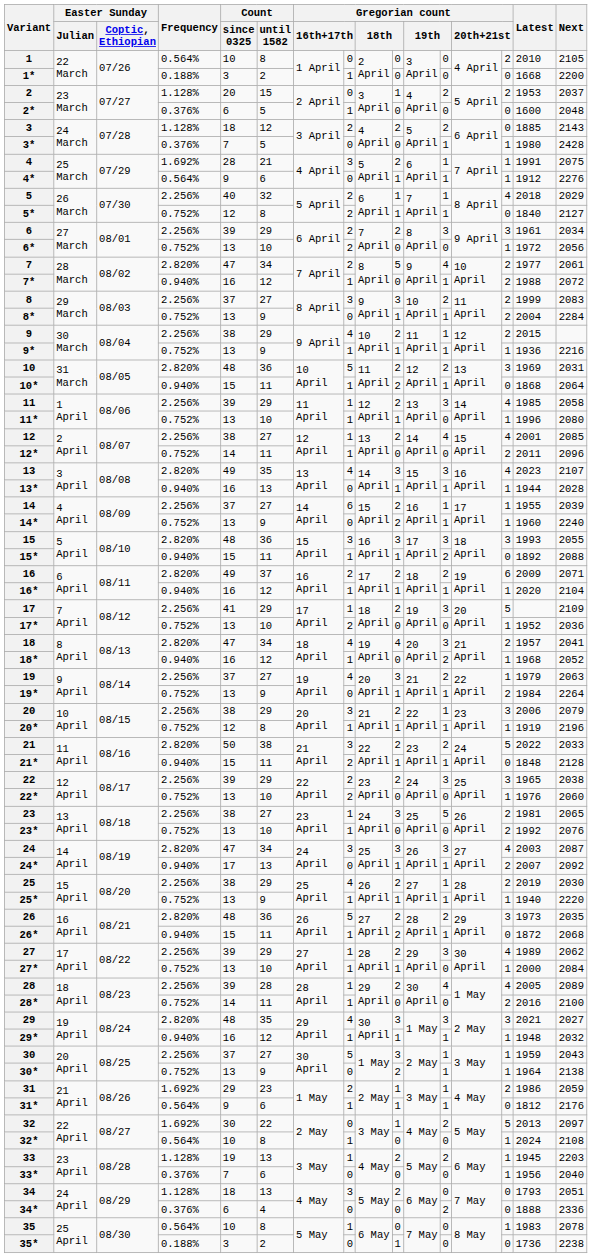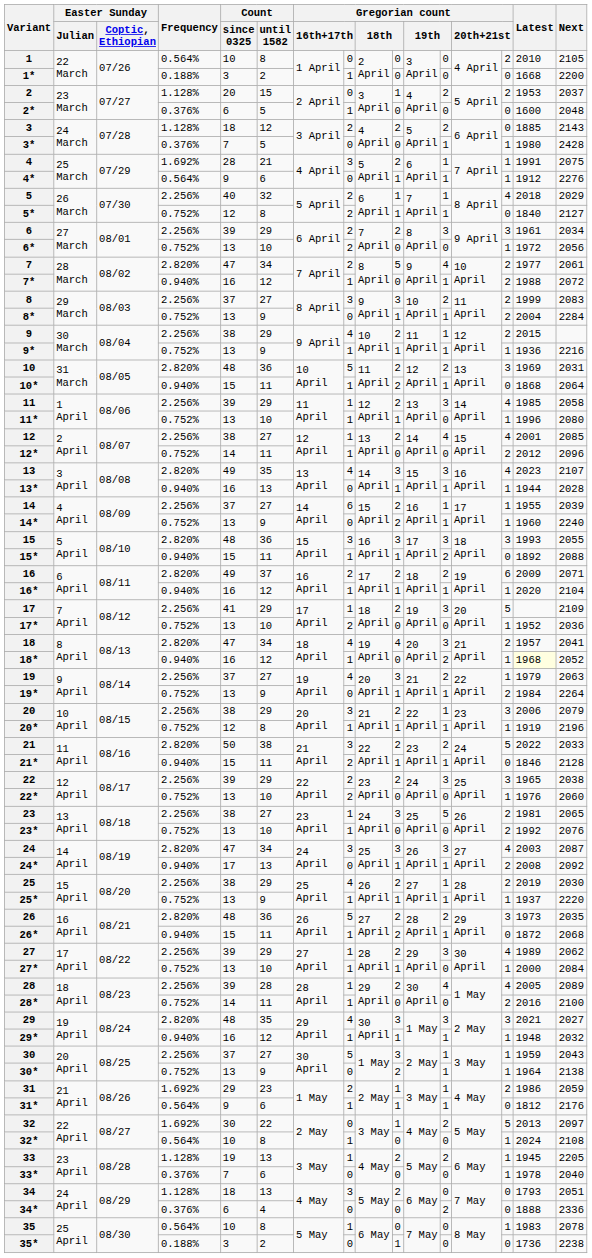(528, 454) 2011 -> (528, 454) 2012
(528, 660) no background -> (528, 660) lightyellow background
(528, 763) 1848 -> (528, 763) 1846
(528, 866) 2007 -> (528, 866) 2008
(528, 900) 1940 -> (528, 900) 1937
(571, 1158) 2203 -> (571, 1158) 2205
(528, 1175) 1956 -> (528, 1175) 1978
